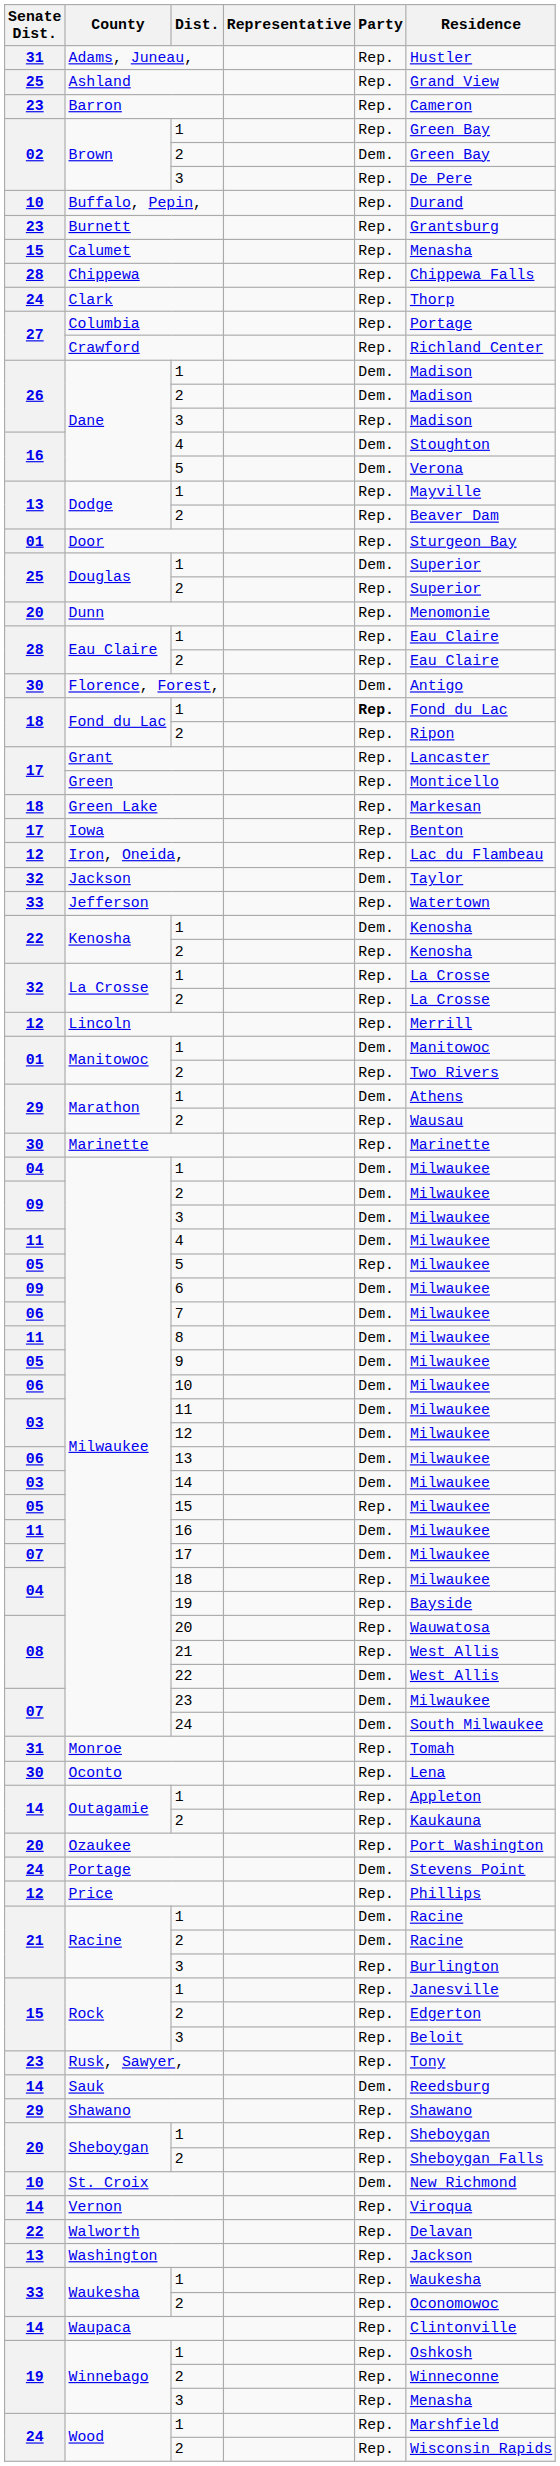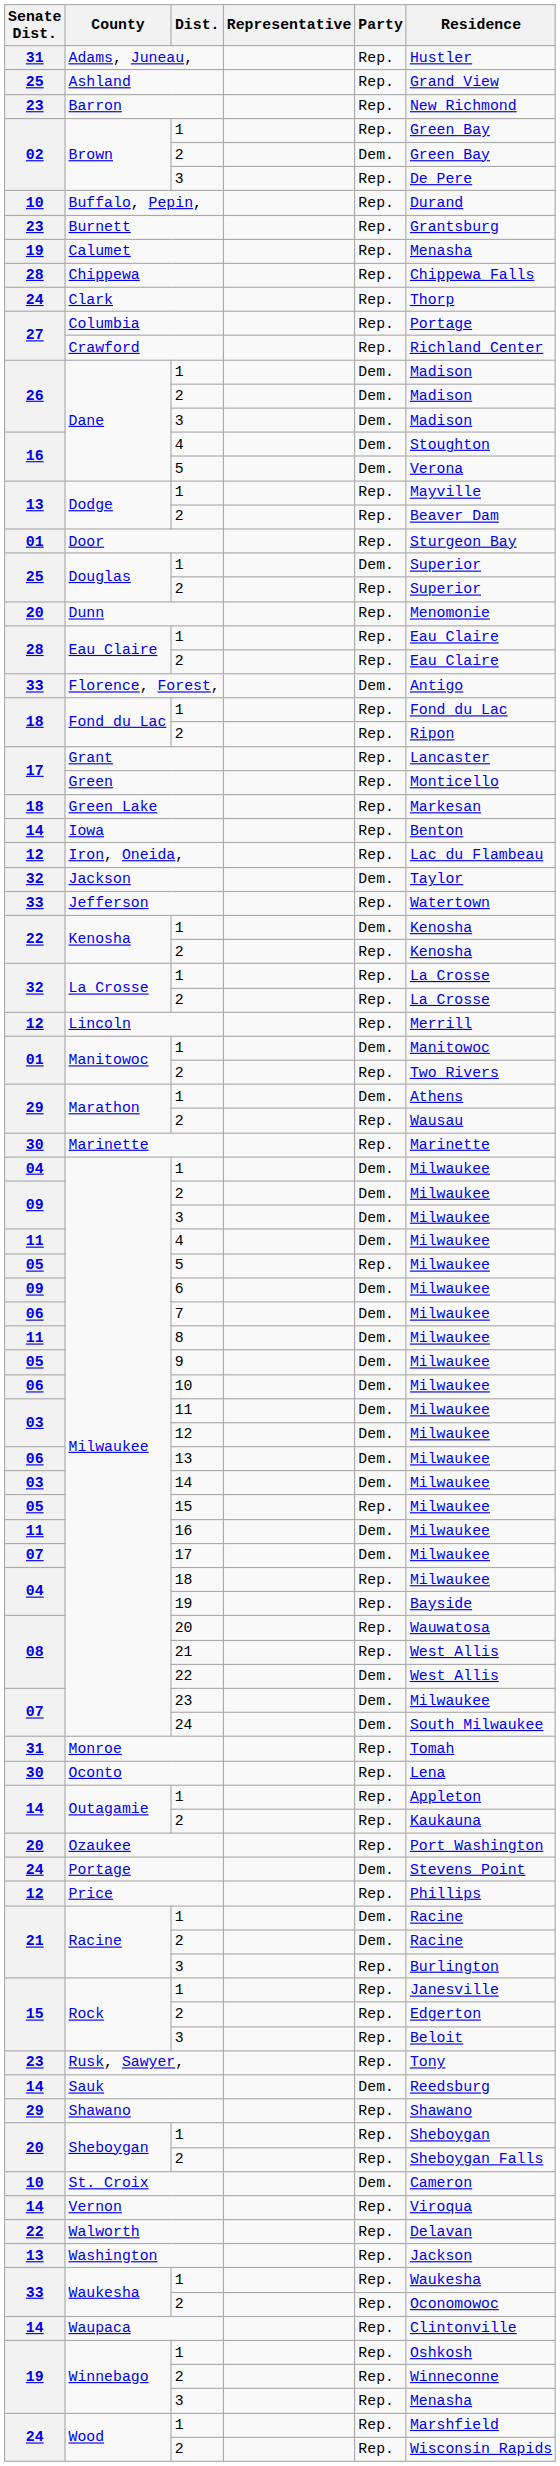(441, 106) Cameron -> (463, 106) New Richmond
(35, 251) 15 -> (35, 251) 19
(376, 420) Rep. -> (376, 420) Dem.
(35, 686) 30 -> (35, 686) 33
(376, 710) bold -> (376, 710) normal
(35, 831) 17 -> (35, 831) 14
(463, 2183) New Richmond -> (441, 2183) Cameron
